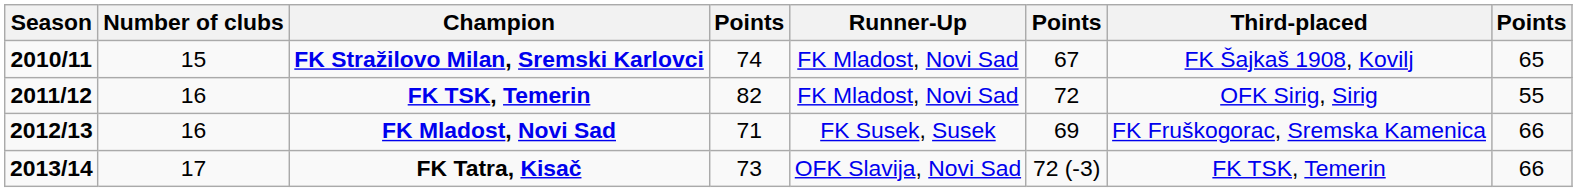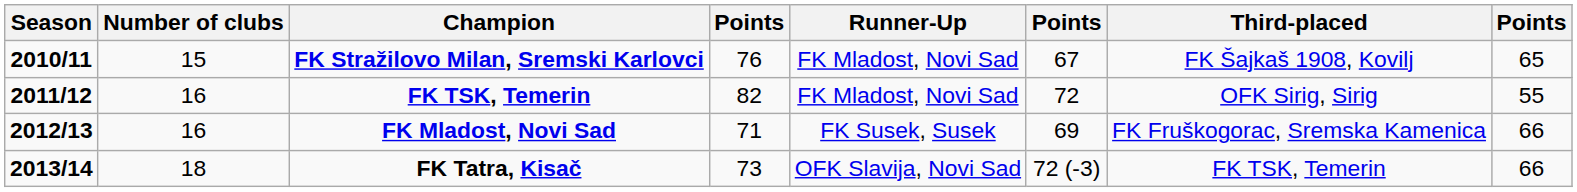(749, 58) 74 -> (749, 58) 76
(194, 167) 17 -> (194, 167) 18
